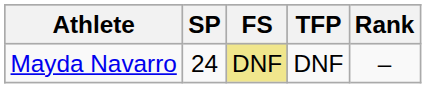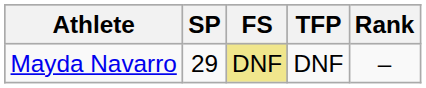(204, 63) 24 -> (204, 63) 29
